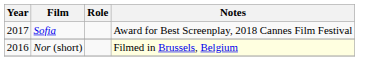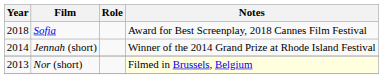(18, 30) 2017 -> (18, 30) 2018
+ row: (65, 47)
(18, 47) 2016 -> (18, 64) 2013
